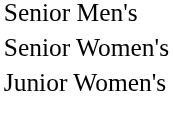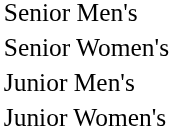+ row: (69, 82)
